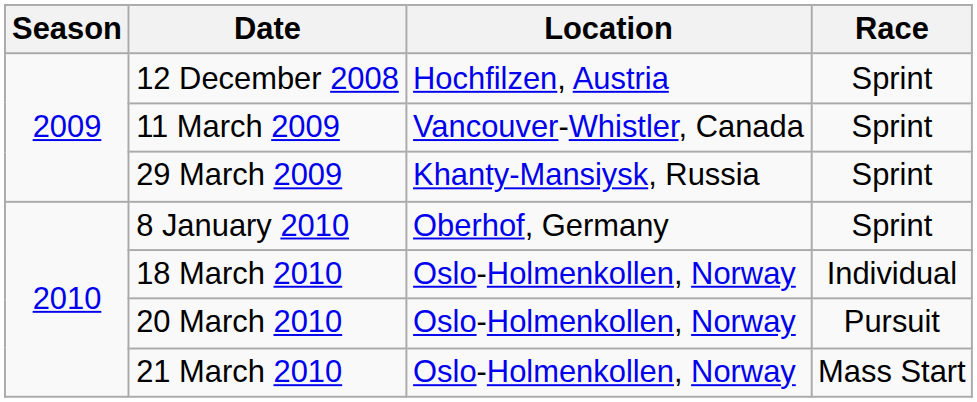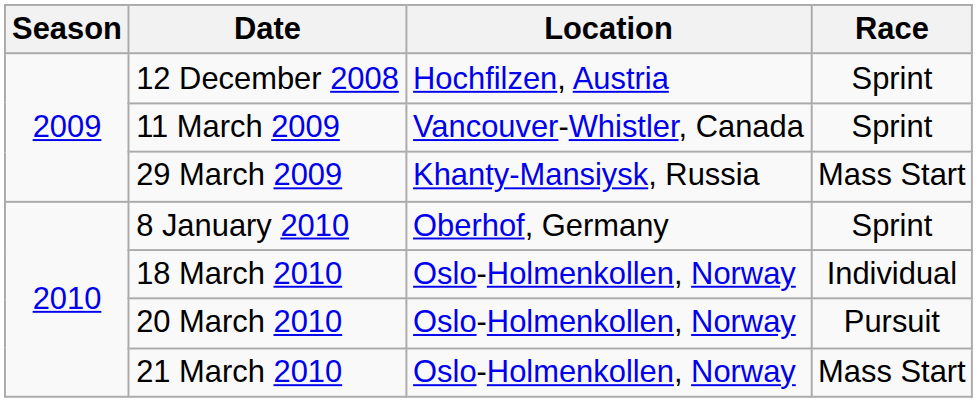(892, 175) Sprint -> (892, 175) Mass Start
